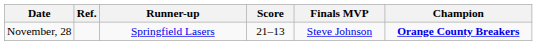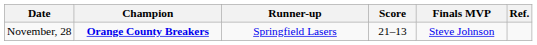columns swapped: (458, 13) <-> (87, 13)
